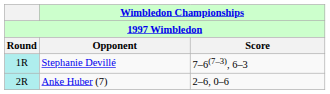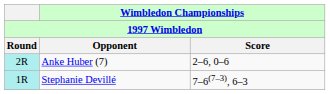rows swapped: (79, 63) <-> (74, 81)
